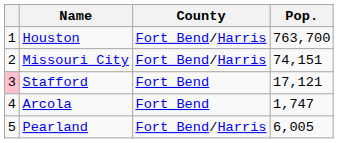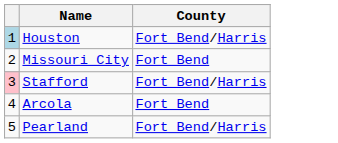- column: (302, 16)
(12, 38) no background -> (12, 38) lightblue background
(201, 60) Fort Bend/Harris -> (172, 60) Fort Bend
(172, 82) Fort Bend -> (201, 82) Fort Bend/Harris
